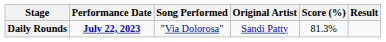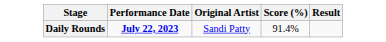- column: (192, 12)
(324, 28) 81.3% -> (286, 28) 91.4%
